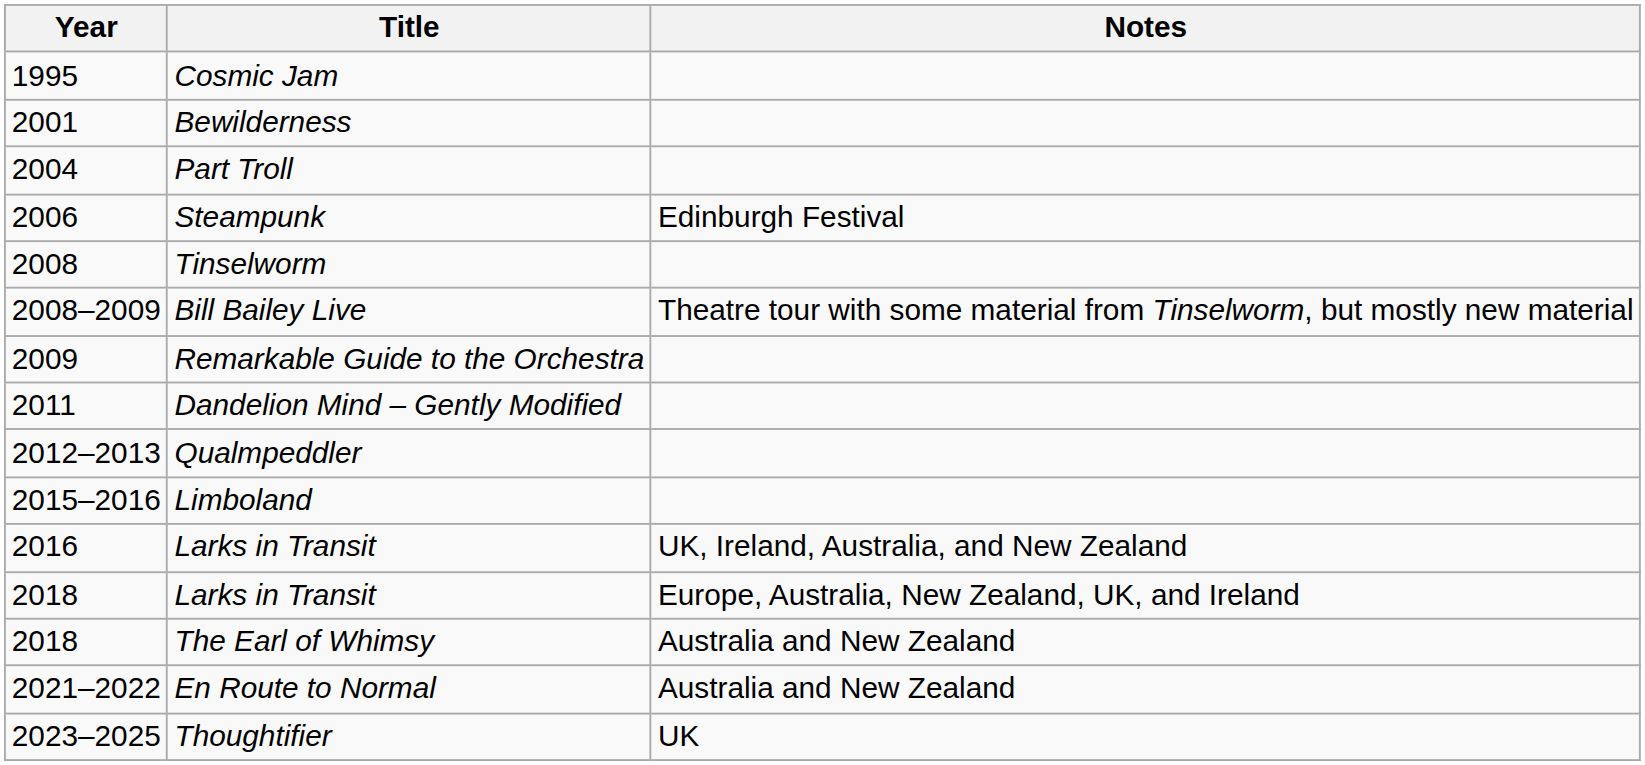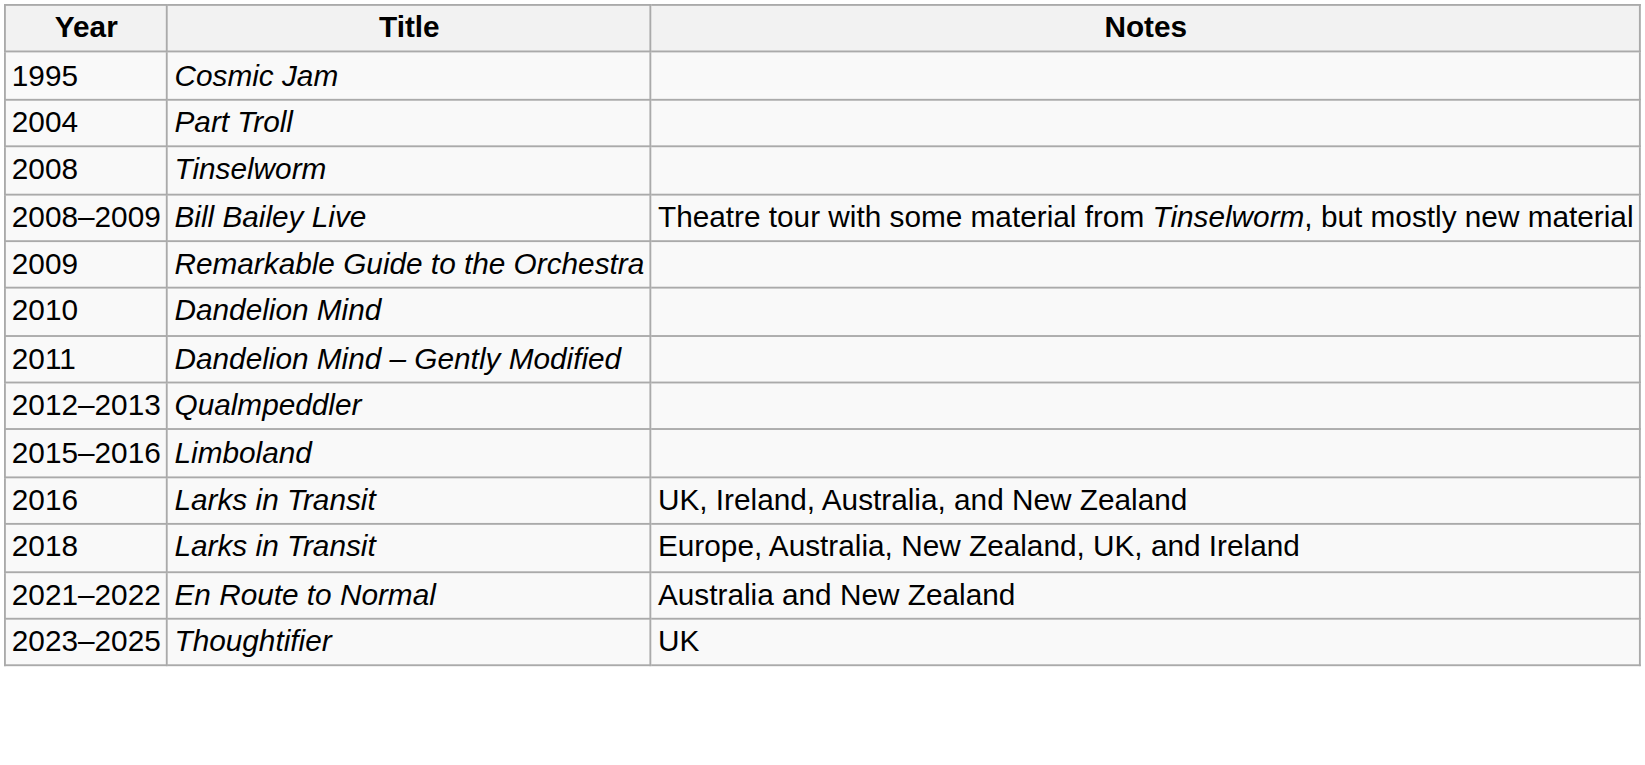- row: (45, 122)
- row: (45, 216)
+ row: (45, 311)
- row: (45, 641)
